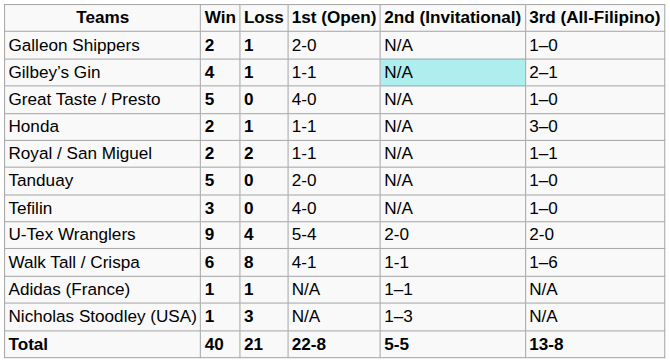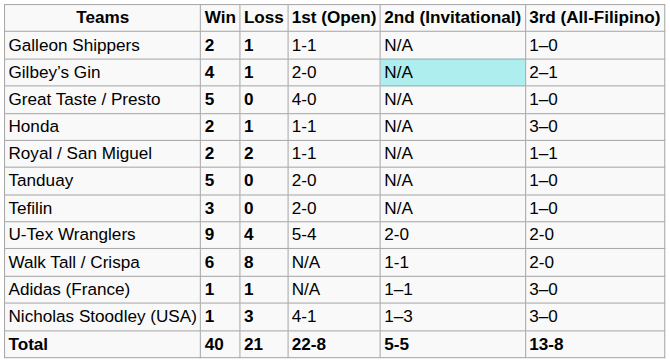(304, 45) 2-0 -> (304, 45) 1-1
(304, 72) 1-1 -> (304, 72) 2-0
(304, 208) 4-0 -> (304, 208) 2-0
(304, 262) 4-1 -> (306, 262) N/A
(543, 262) 1–6 -> (542, 262) 2-0
(543, 289) N/A -> (543, 289) 3–0
(306, 316) N/A -> (304, 316) 4-1
(543, 316) N/A -> (543, 316) 3–0
